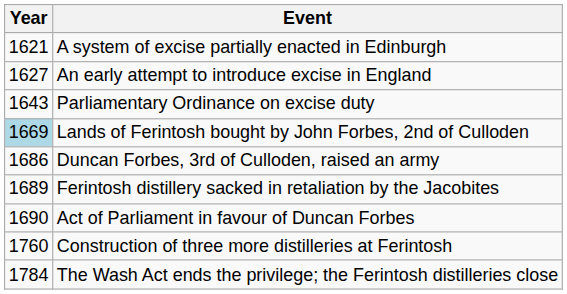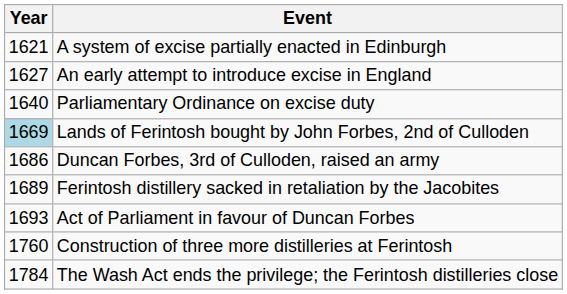(29, 103) 1643 -> (29, 103) 1640
(29, 217) 1690 -> (29, 217) 1693
